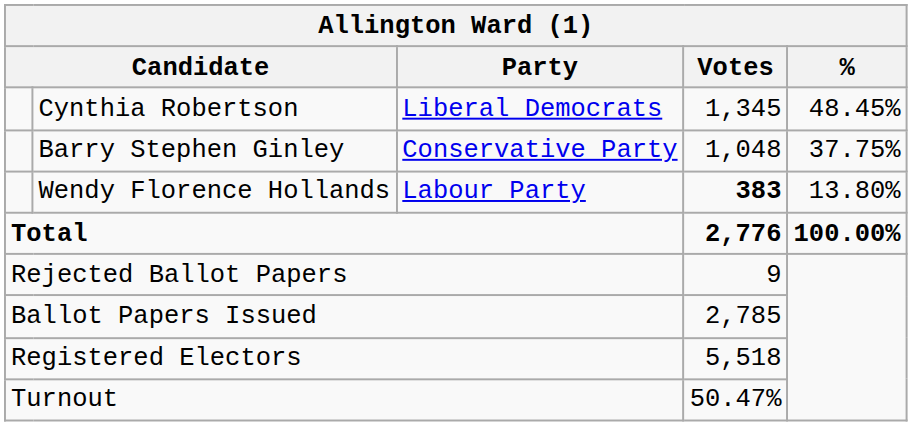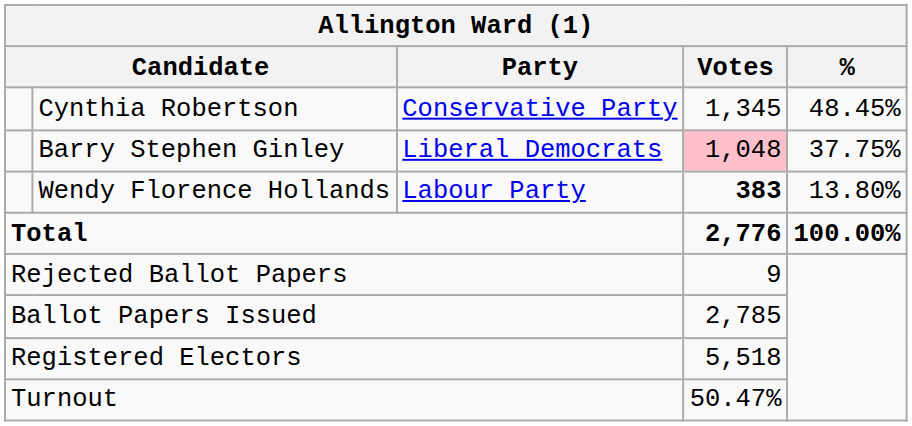(532, 109) Liberal Democrats -> (540, 109) Conservative Party
(540, 150) Conservative Party -> (532, 150) Liberal Democrats
(743, 150) no background -> (743, 150) pink background
